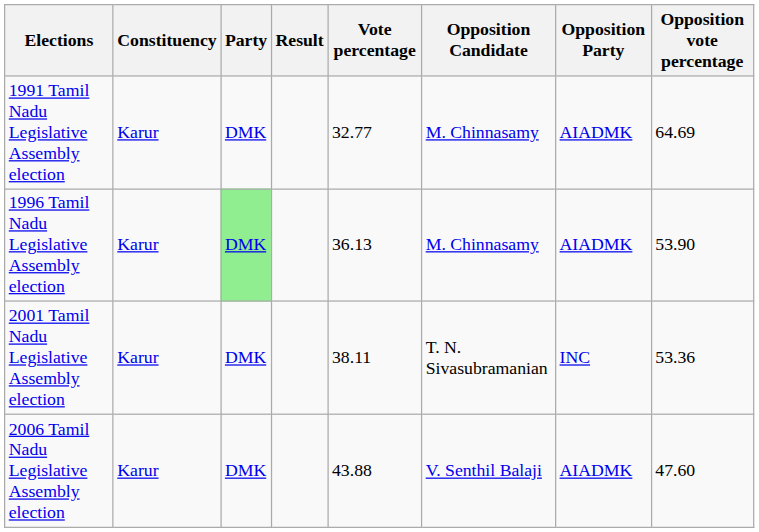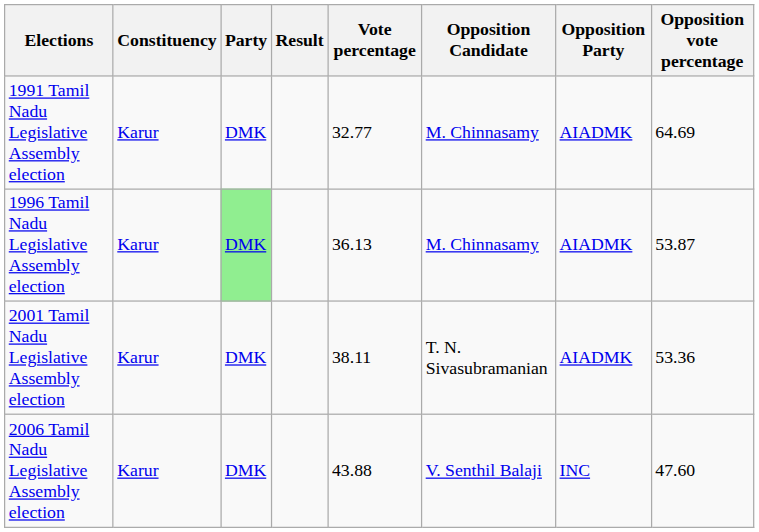(675, 245) 53.90 -> (675, 245) 53.87
(575, 358) INC -> (596, 358) AIADMK
(596, 470) AIADMK -> (575, 470) INC
